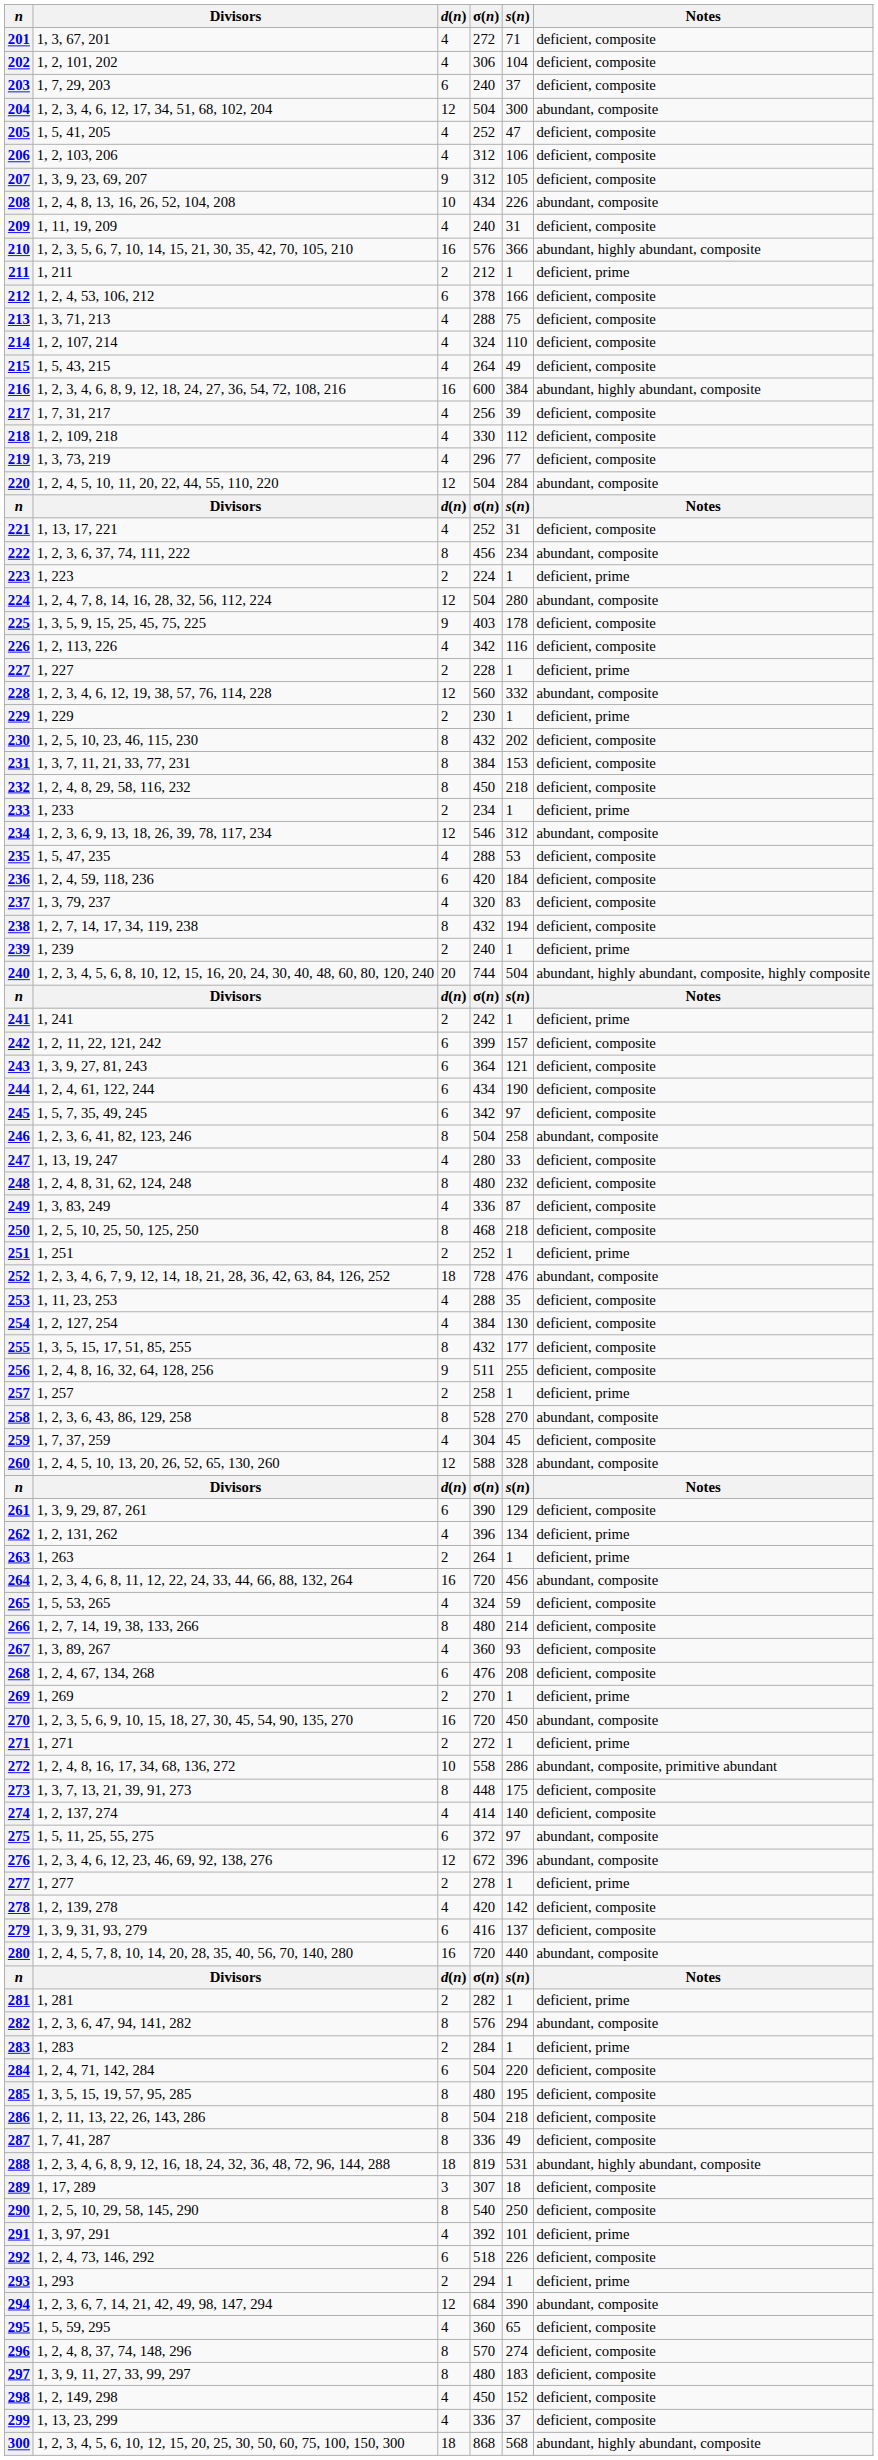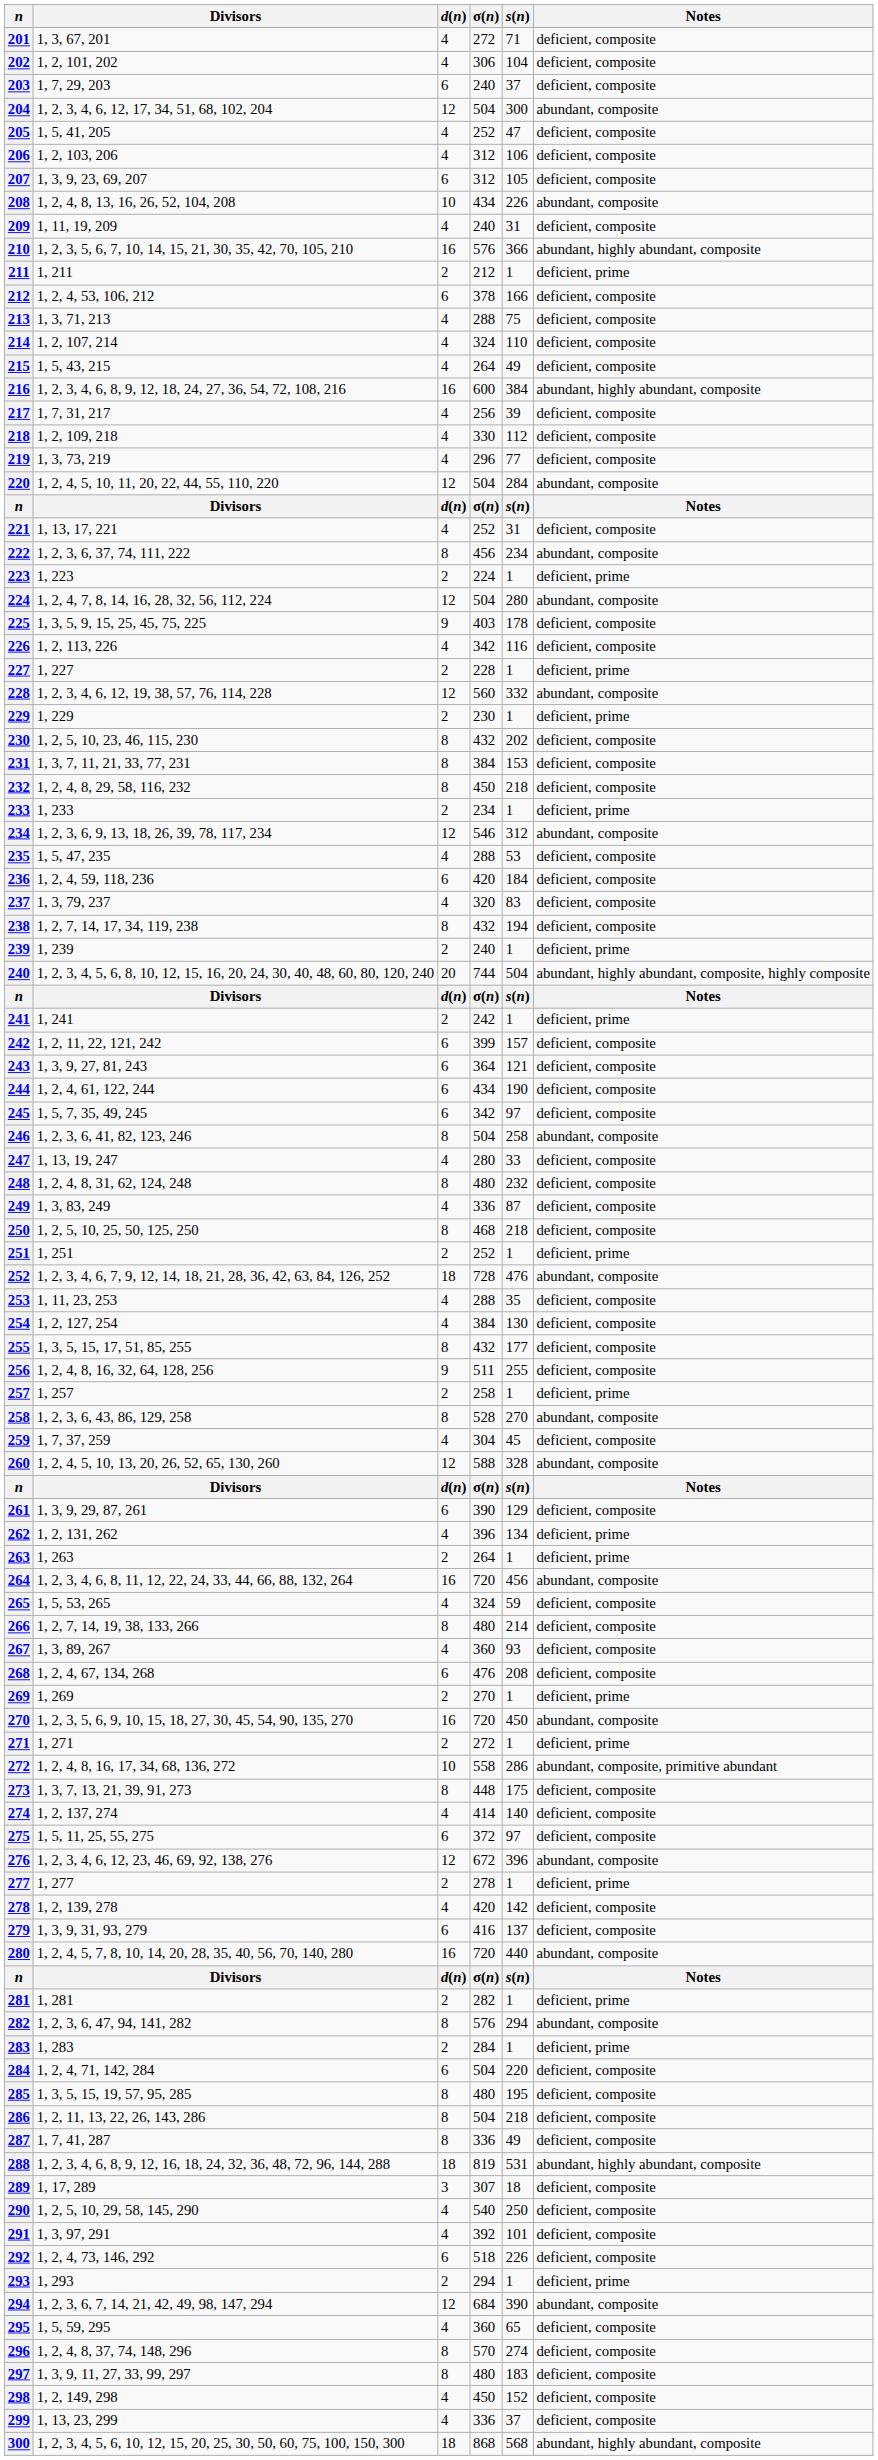(445, 179) 9 -> (445, 179) 6
(597, 1837) abundant, composite -> (596, 1837) deficient, composite
(445, 2210) 8 -> (445, 2210) 4
(583, 2233) deficient, prime -> (596, 2233) deficient, composite
